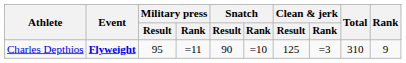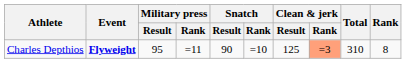(325, 49) no background -> (325, 49) lightsalmon background
(385, 49) 9 -> (385, 49) 8
